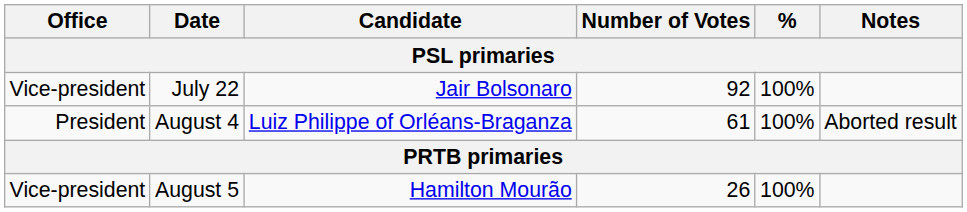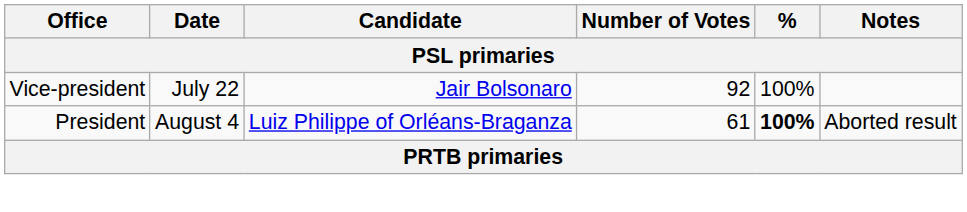(787, 122) normal -> (787, 122) bold
- row: (197, 190)
